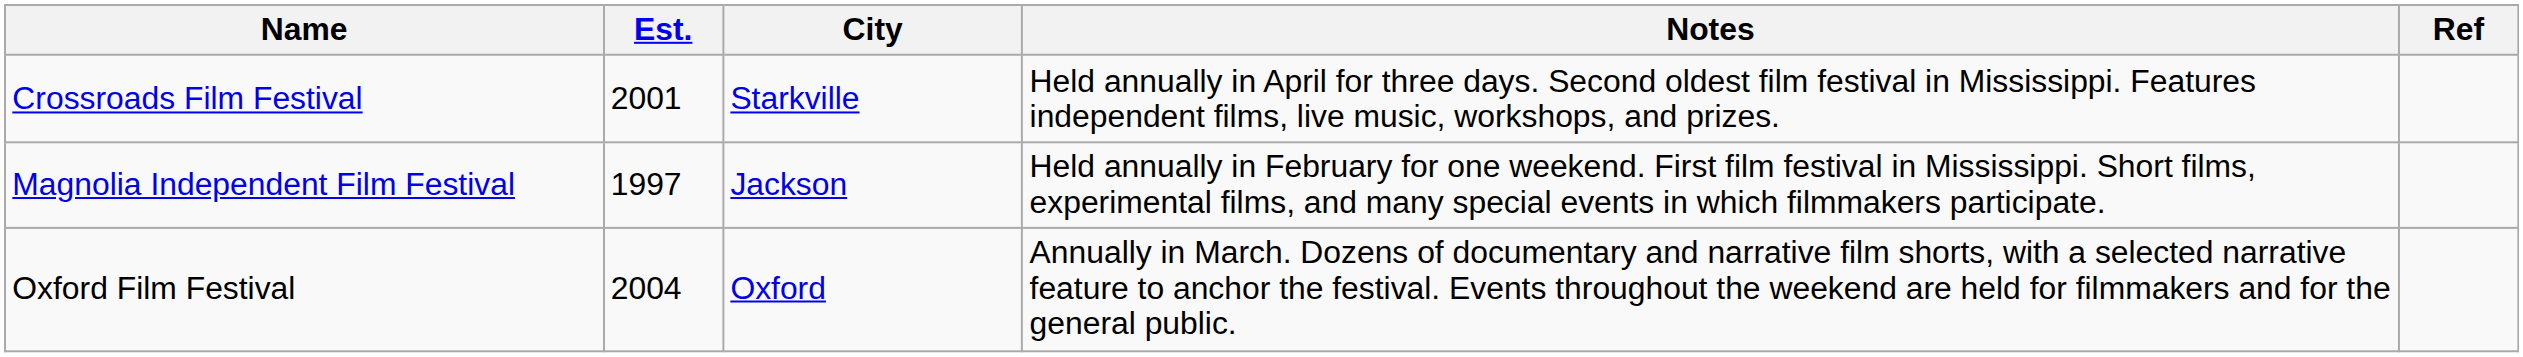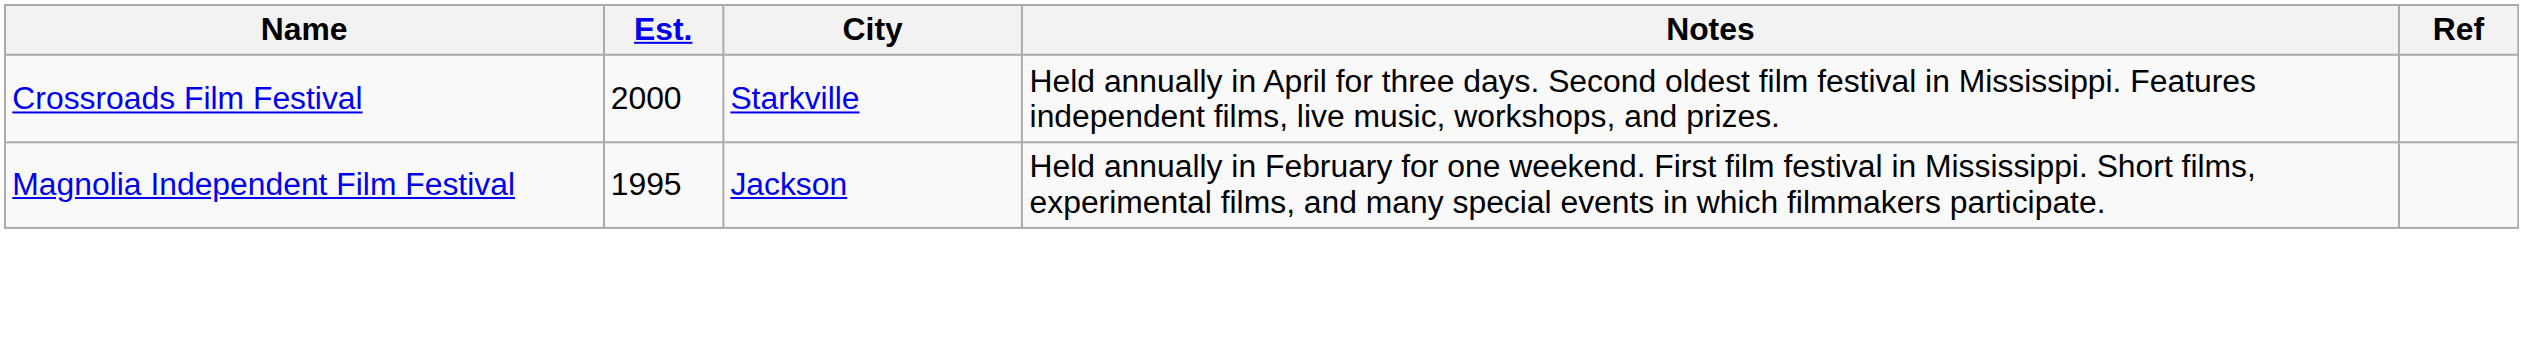(646, 98) 2001 -> (646, 98) 2000
(646, 184) 1997 -> (646, 184) 1995
- row: (154, 288)
